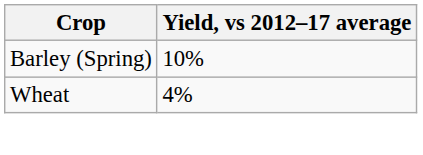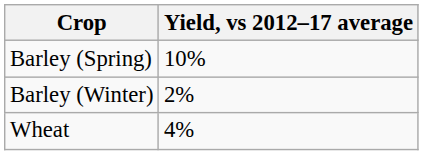+ row: (82, 94)
